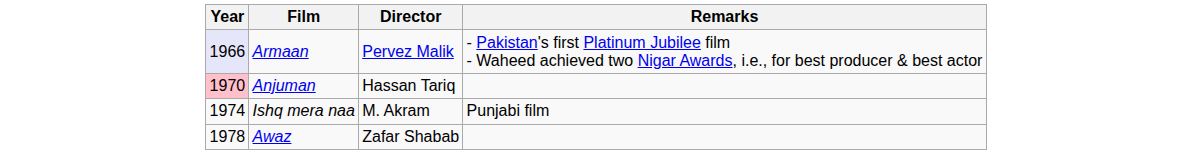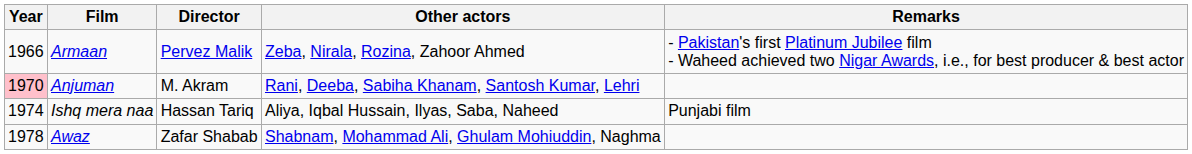+ column: (463, 17)
(227, 51) lavender background -> (26, 51) no background
(409, 85) Hassan Tariq -> (194, 85) M. Akram
(396, 111) M. Akram -> (207, 111) Hassan Tariq
